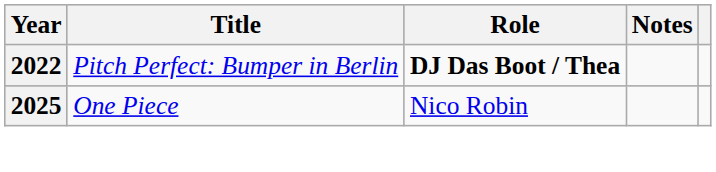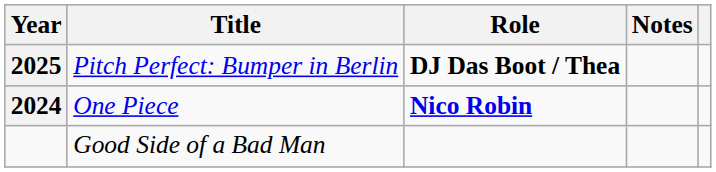(36, 65) 2022 -> (36, 65) 2025
(36, 105) 2025 -> (36, 105) 2024
(469, 105) normal -> (471, 105) bold
+ row: (199, 145)
